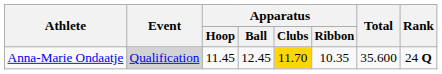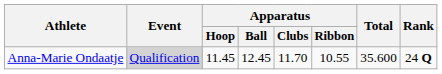(293, 58) gold background -> (293, 58) no background
(334, 58) 10.35 -> (334, 58) 10.55
